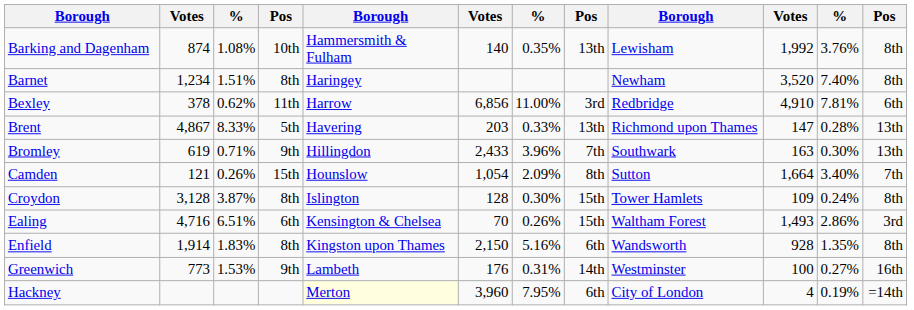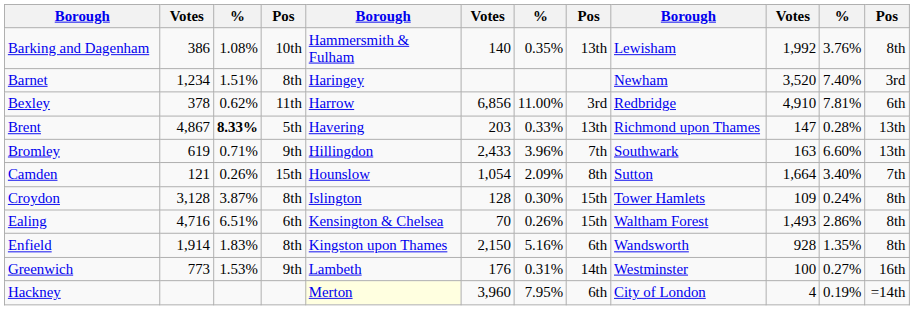(199, 48) 874 -> (199, 48) 386
(894, 80) 8th -> (896, 80) 3rd
(236, 127) normal -> (237, 127) bold
(840, 151) 0.30% -> (842, 151) 6.60%
(893, 221) 3rd -> (896, 221) 8th
